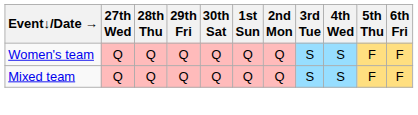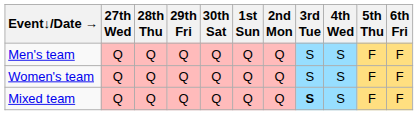+ row: (41, 54)
(310, 76) normal -> (310, 99) bold
